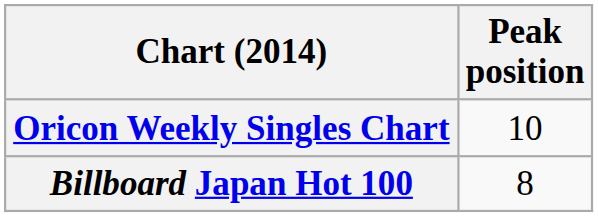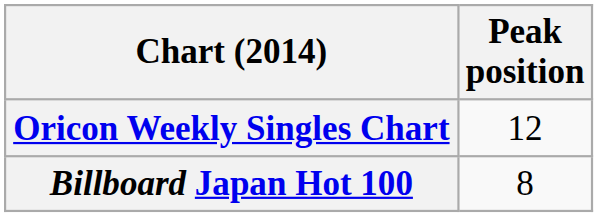(525, 127) 10 -> (525, 127) 12
